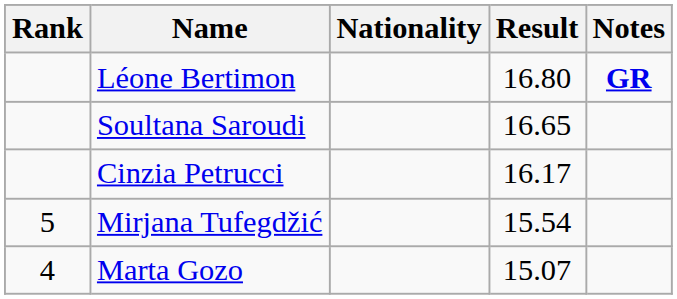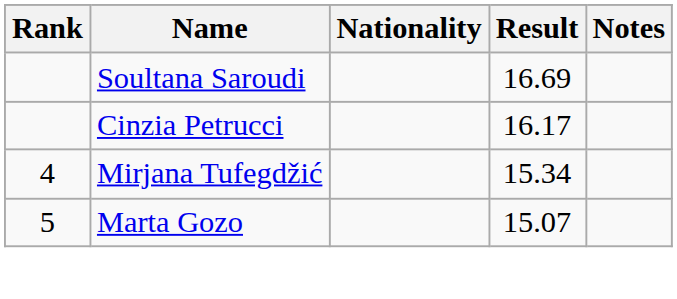- row: (196, 76)
(537, 125) 16.65 -> (537, 76) 16.69
(47, 221) 5 -> (47, 173) 4
(537, 221) 15.54 -> (537, 173) 15.34
(47, 269) 4 -> (47, 221) 5
